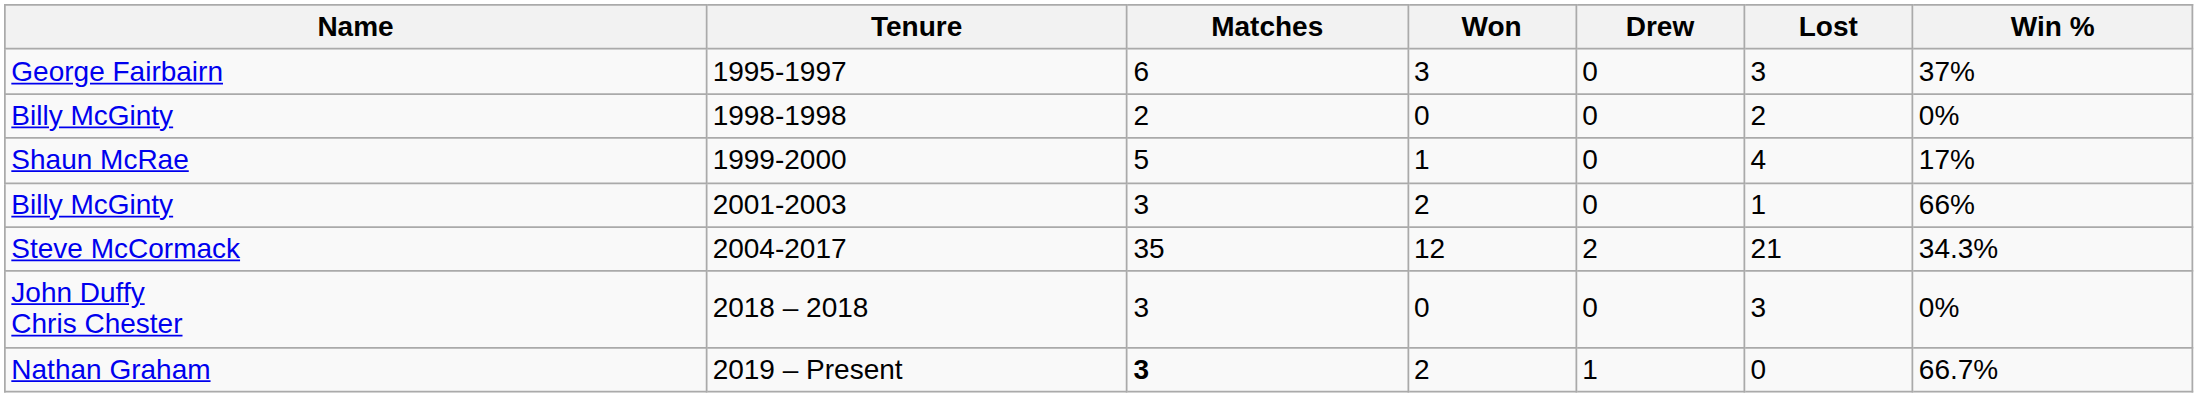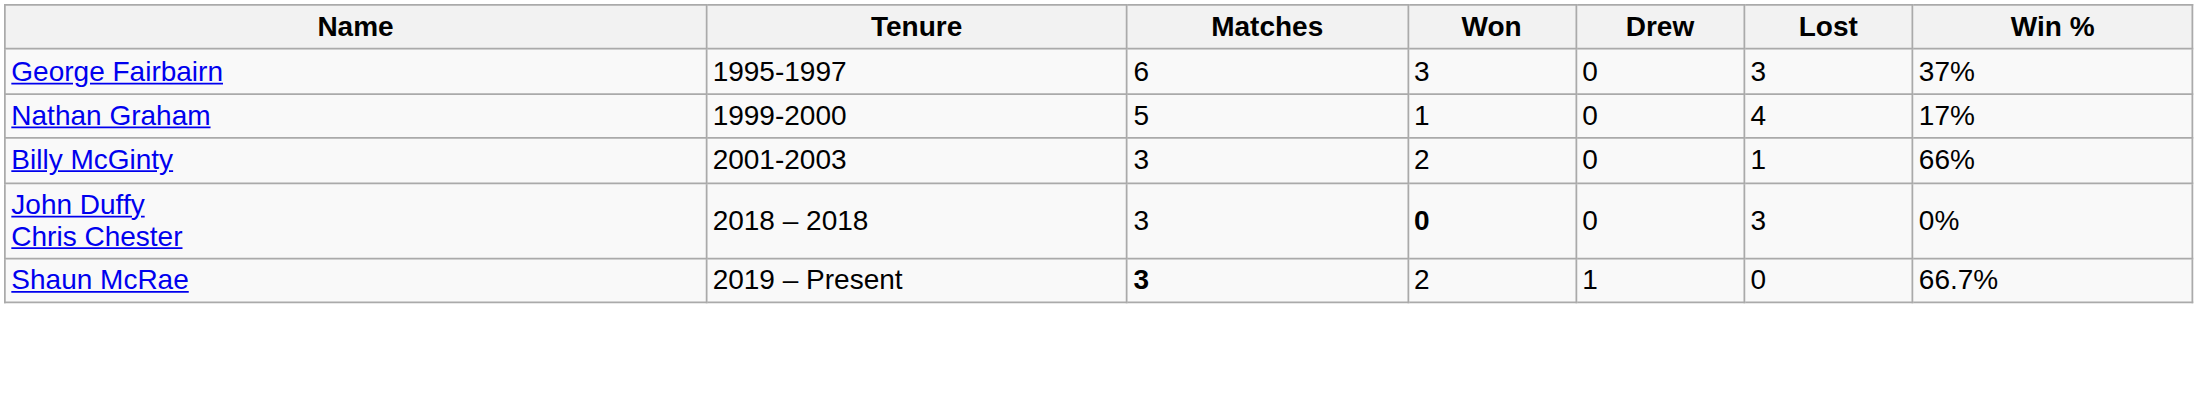- row: (780, 115)
(100, 159) Shaun McRae -> (111, 115) Nathan Graham
- row: (780, 248)
(1422, 308) normal -> (1422, 220) bold
(111, 369) Nathan Graham -> (100, 280) Shaun McRae
